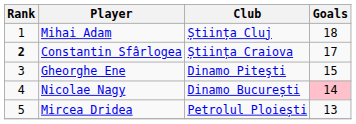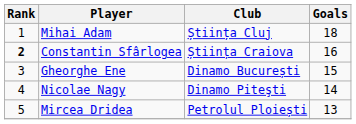(330, 52) 17 -> (330, 52) 16
(237, 71) Dinamo Piteşti -> (244, 71) Dinamo București
(244, 90) Dinamo București -> (237, 90) Dinamo Piteşti
(330, 90) pink background -> (330, 90) no background
